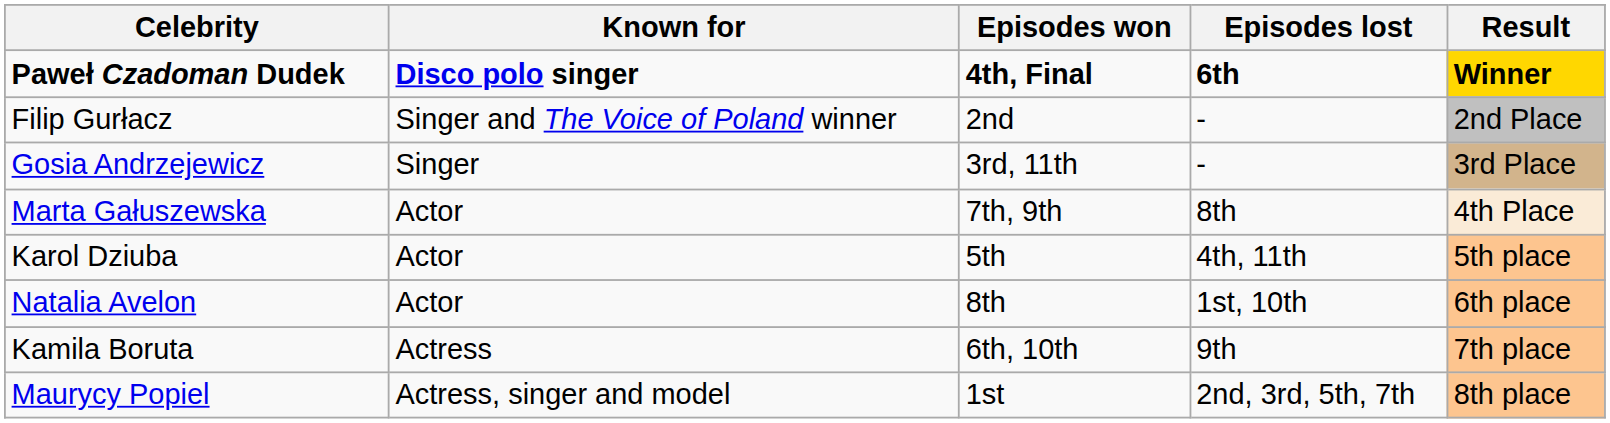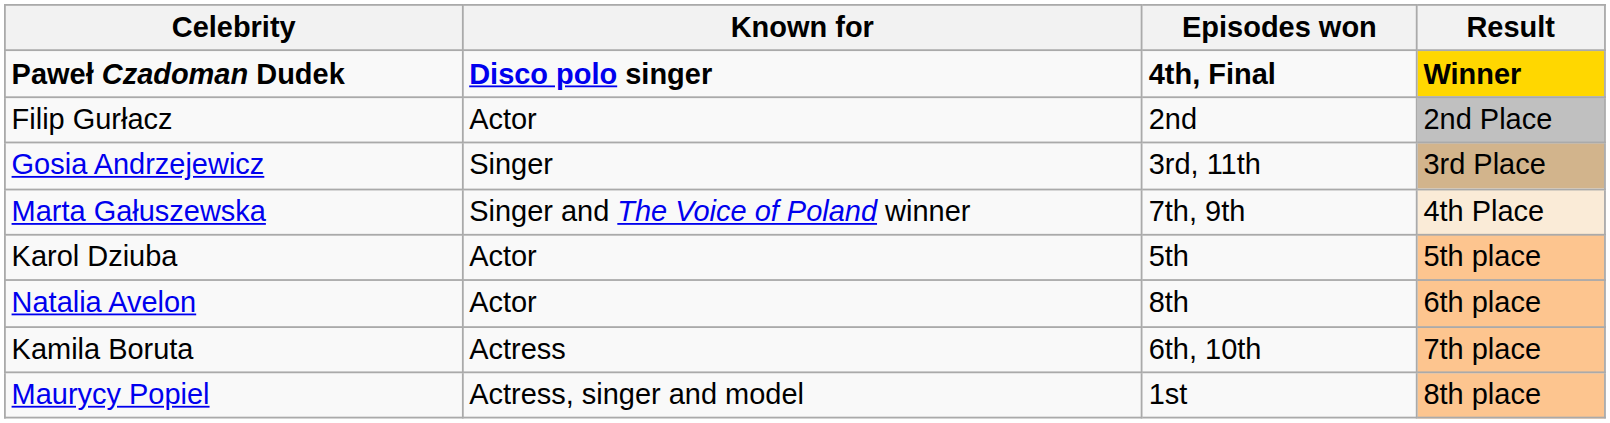- column: (1318, 27)
(646, 119) Singer and The Voice of Poland winner -> (503, 119) Actor
(429, 211) Actor -> (720, 211) Singer and The Voice of Poland winner
